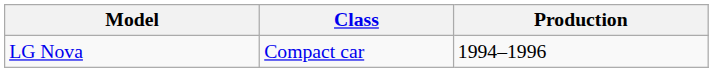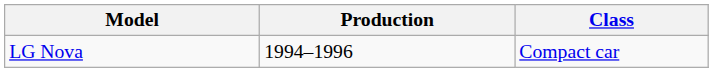columns swapped: (356, 20) <-> (581, 20)
